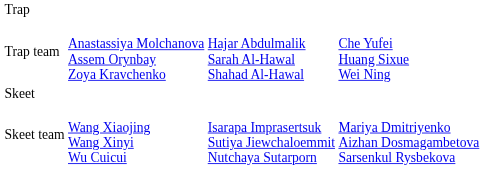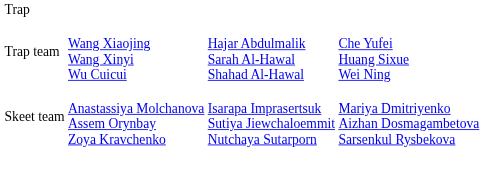(136, 59) Anastassiya Molchanova Assem Orynbay Zoya Kravchenko -> (109, 59) Wang Xiaojing Wang Xinyi Wu Cuicui
- row: (20, 93)
(109, 142) Wang Xiaojing Wang Xinyi Wu Cuicui -> (136, 124) Anastassiya Molchanova Assem Orynbay Zoya Kravchenko
